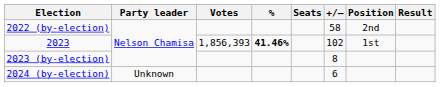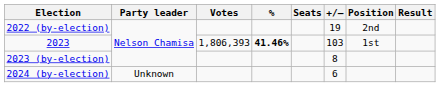(335, 28) 58 -> (335, 28) 19
(224, 43) 1,856,393 -> (224, 43) 1,806,393
(335, 43) 102 -> (335, 43) 103
